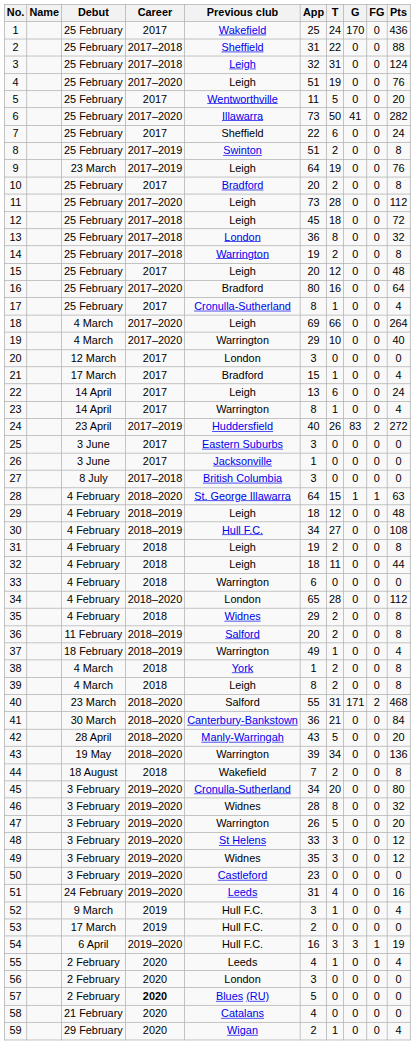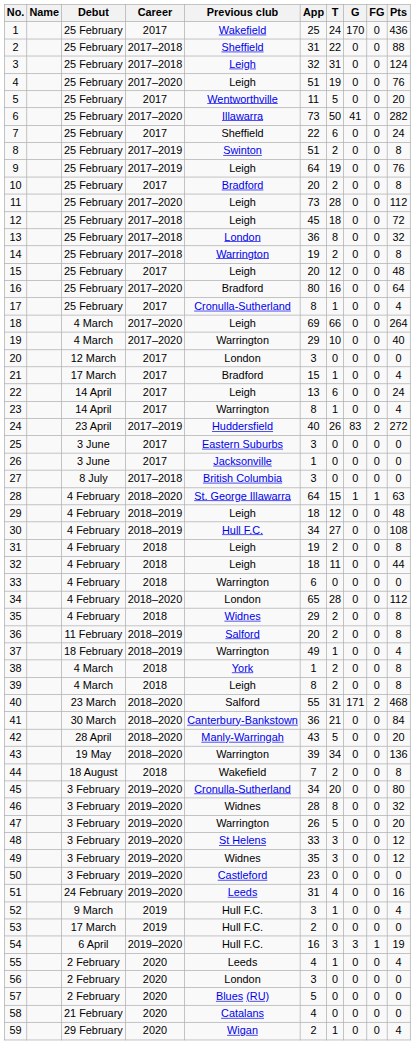(93, 168) 23 March -> (93, 168) 25 February
(155, 996) bold -> (155, 996) normal
